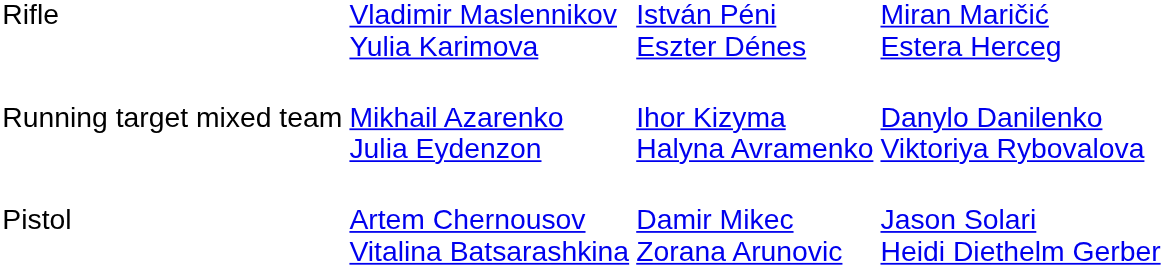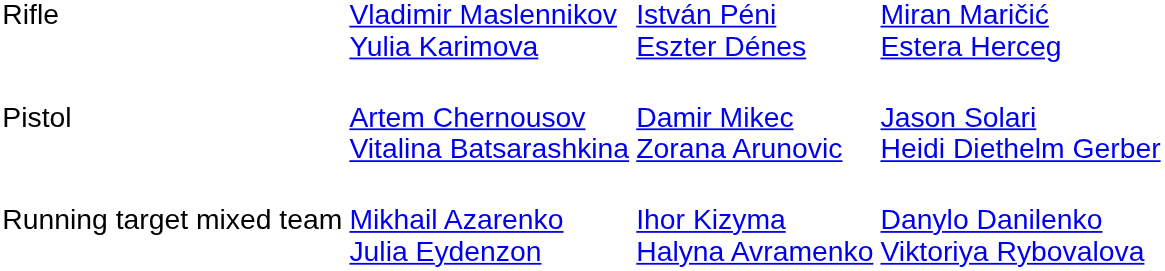rows swapped: (37, 220) <-> (172, 117)
